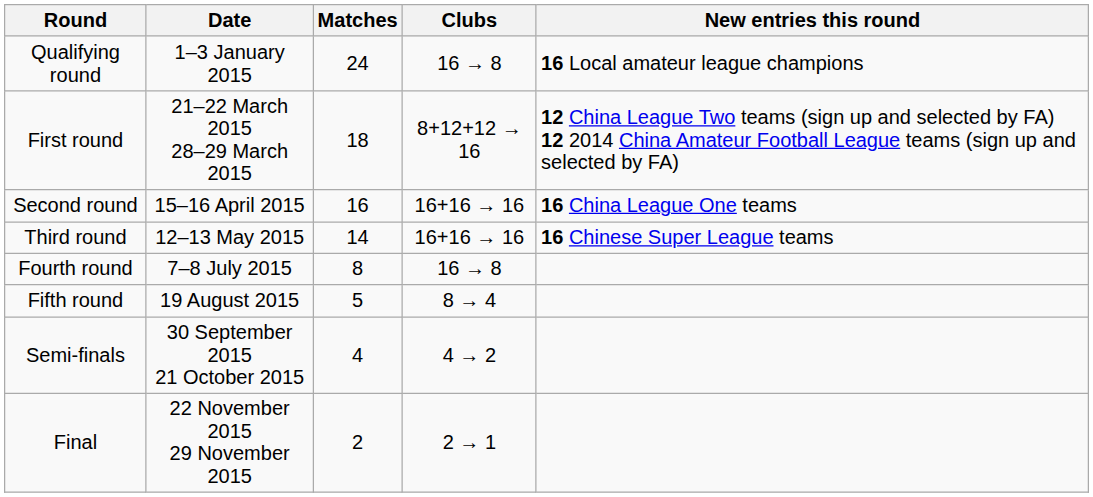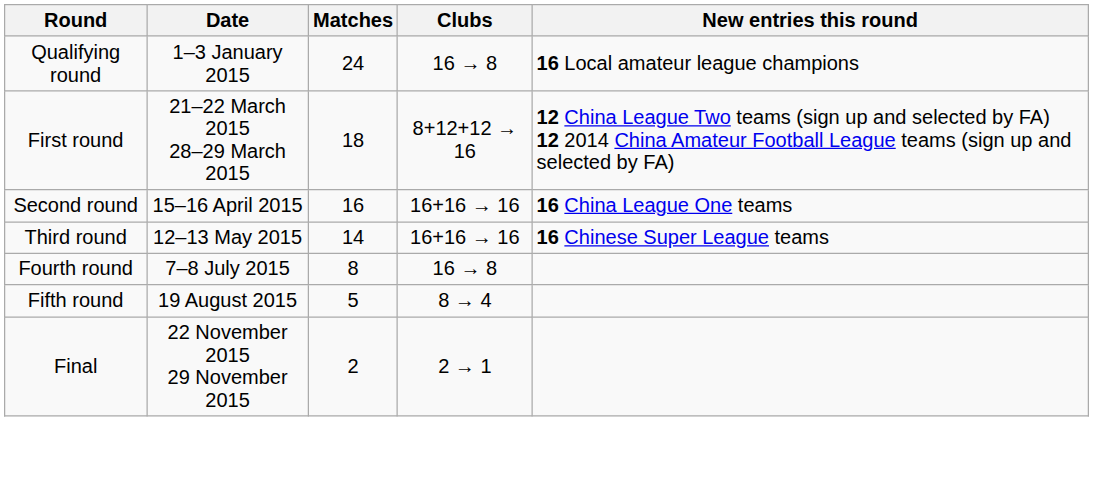- row: (75, 354)
